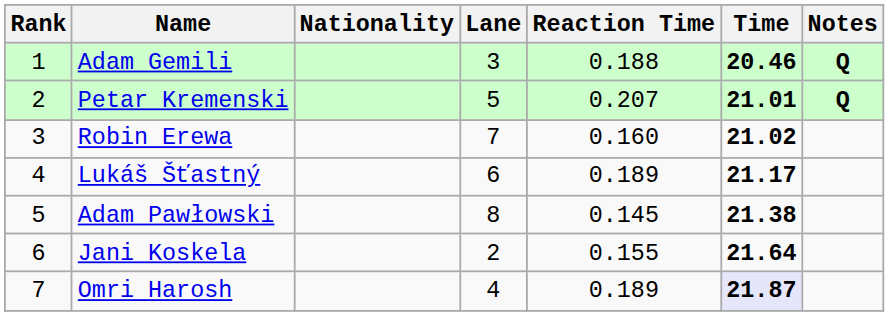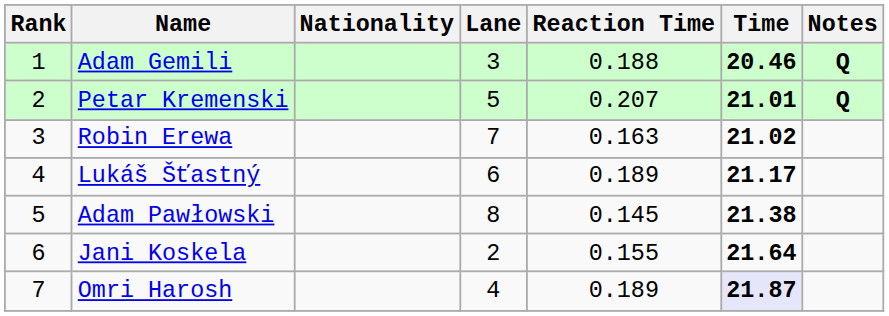(624, 138) 0.160 -> (624, 138) 0.163
